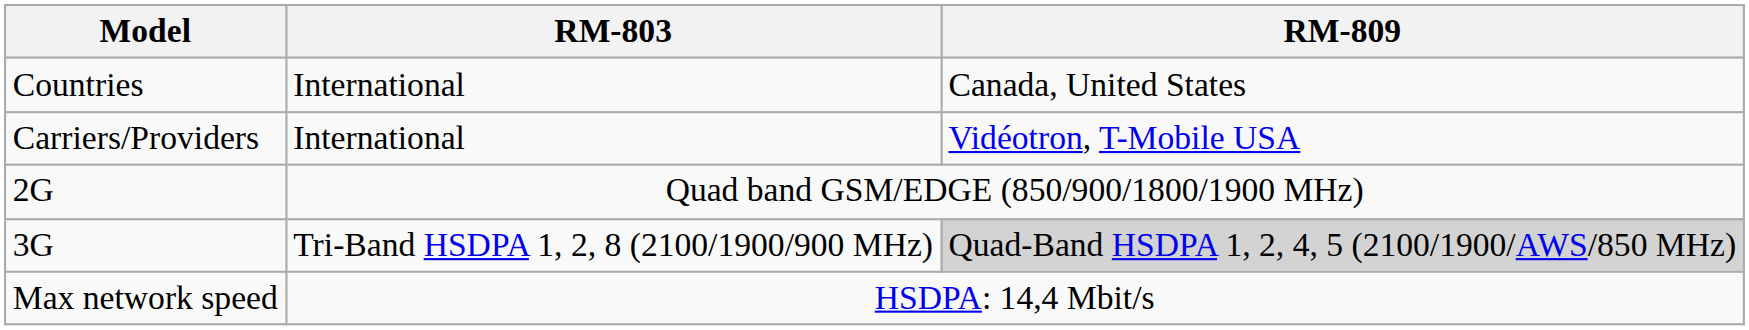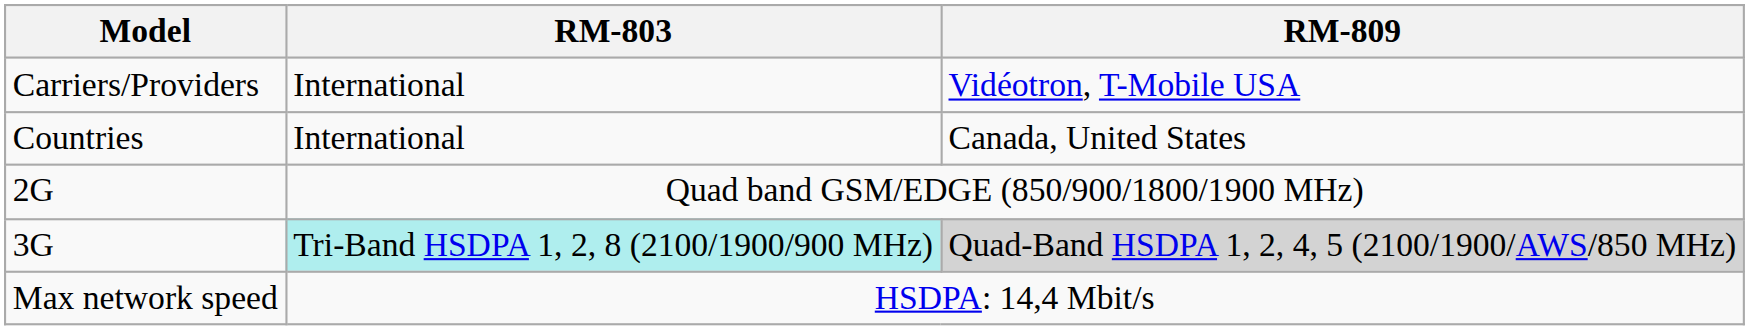rows swapped: (78, 84) <-> (136, 137)
(613, 244) no background -> (613, 244) paleturquoise background
